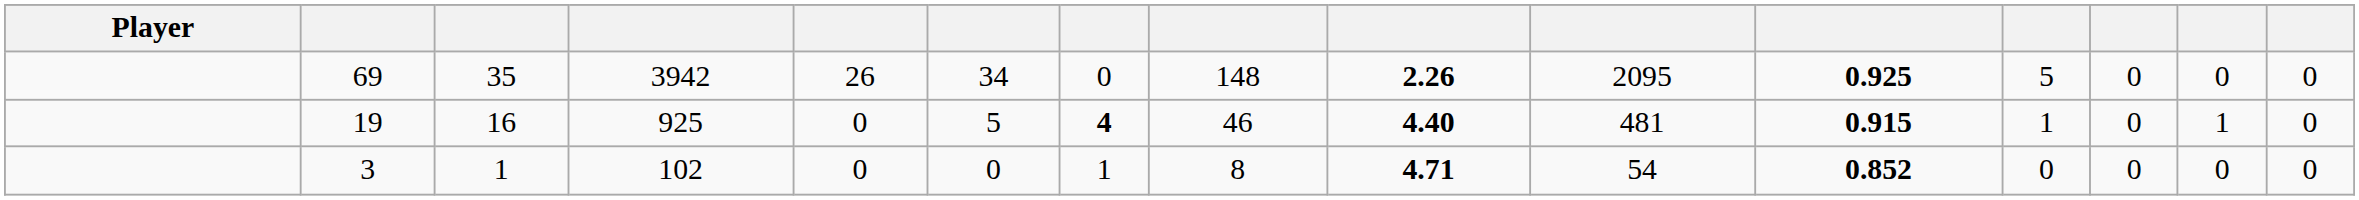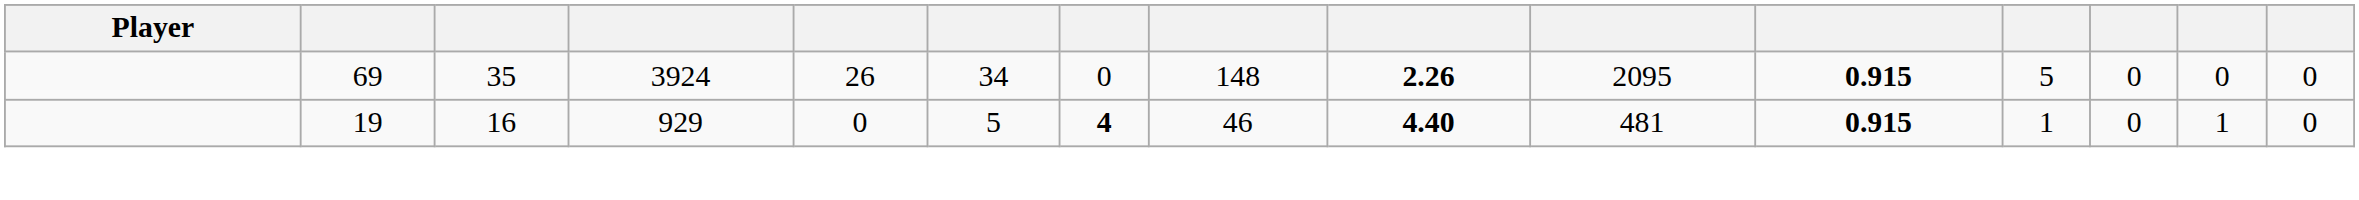(681, 75) 3942 -> (681, 75) 3924
(1879, 75) 0.925 -> (1879, 75) 0.915
(681, 122) 925 -> (681, 122) 929
- row: (368, 169)
